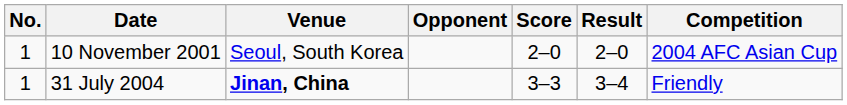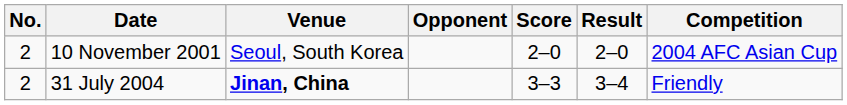(25, 52) 1 -> (25, 52) 2
(25, 83) 1 -> (25, 83) 2
